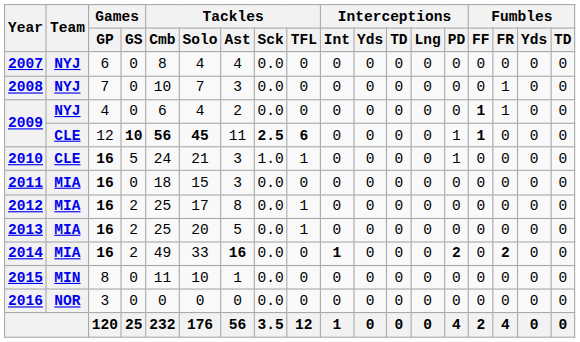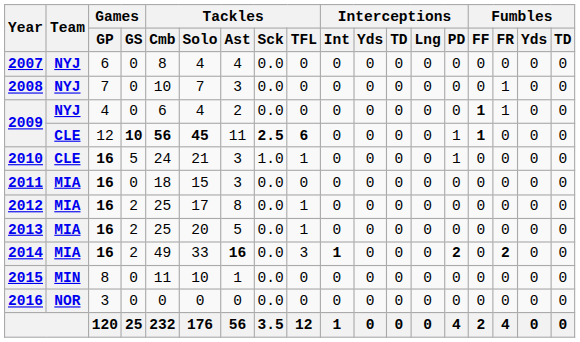(304, 254) 0 -> (304, 254) 3
